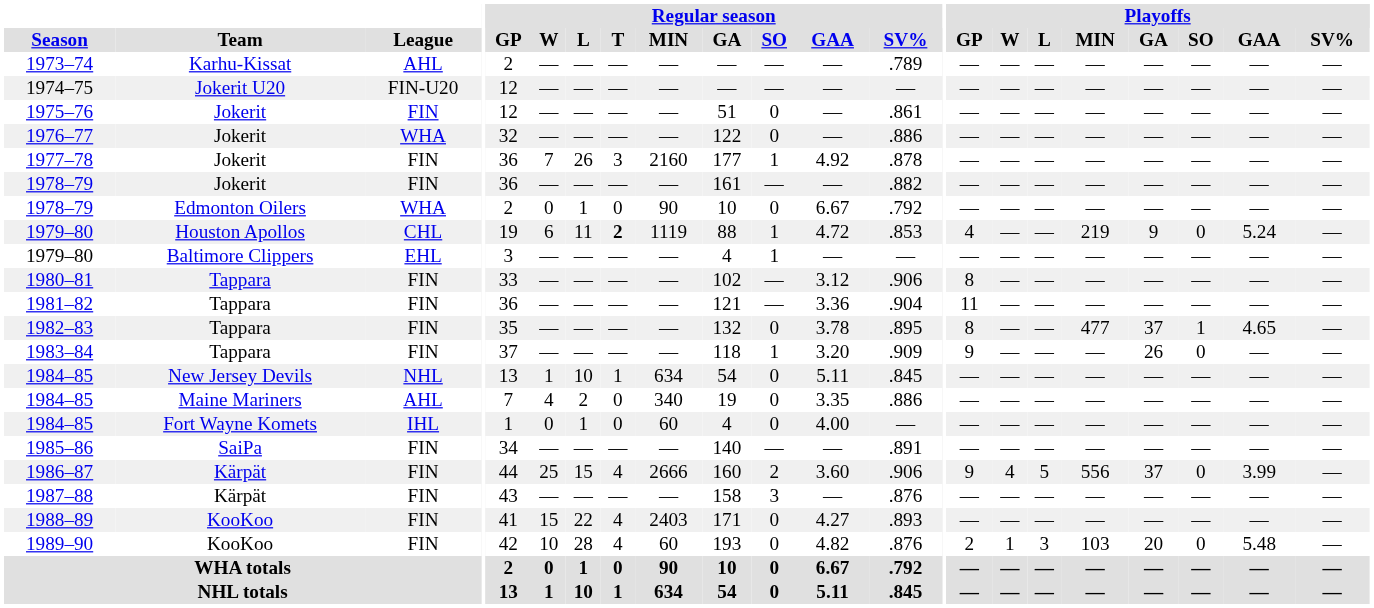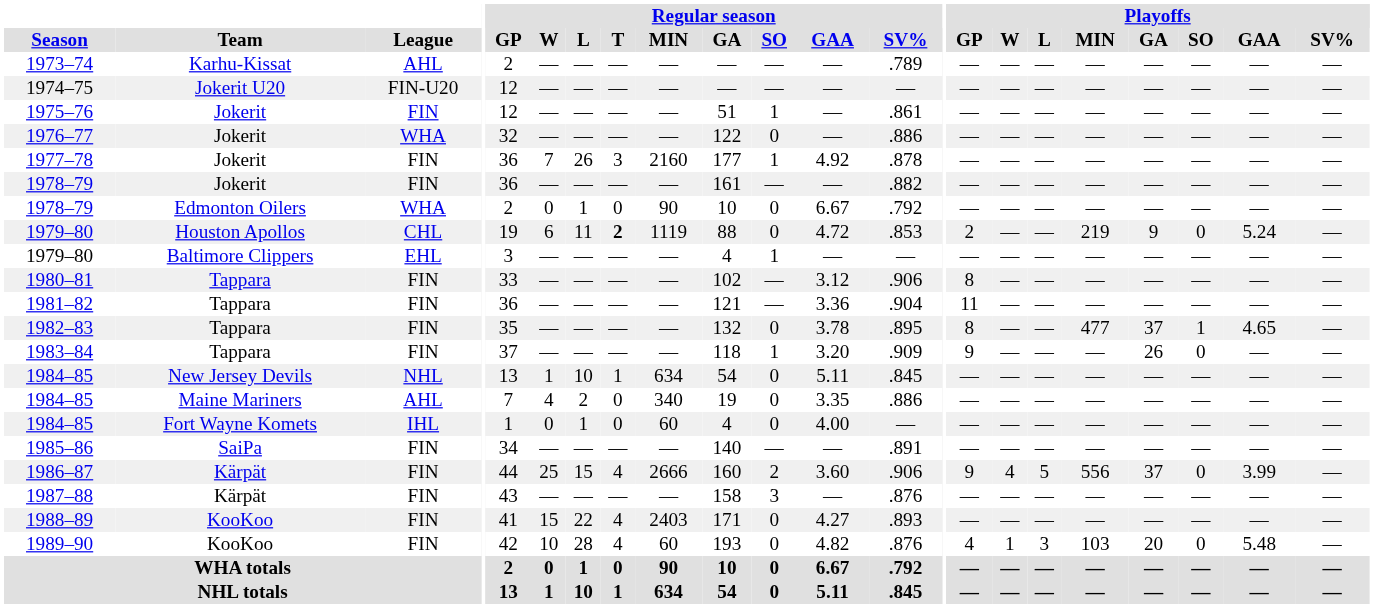(774, 111) 0 -> (774, 111) 1
(774, 231) 1 -> (774, 231) 0
(969, 231) 4 -> (969, 231) 2
(969, 543) 2 -> (969, 543) 4
